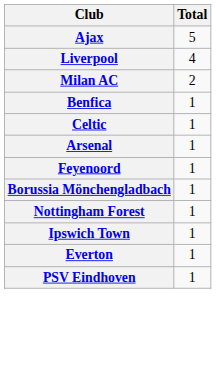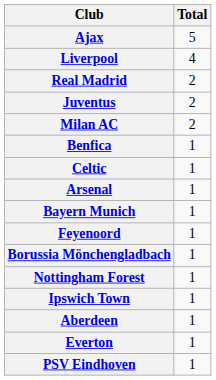+ row: (89, 80)
+ row: (89, 102)
+ row: (89, 211)
+ row: (89, 320)
